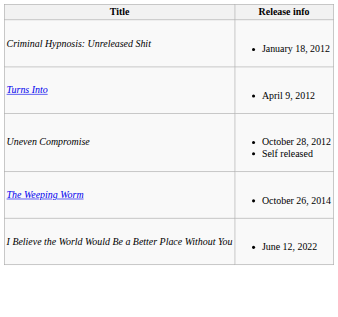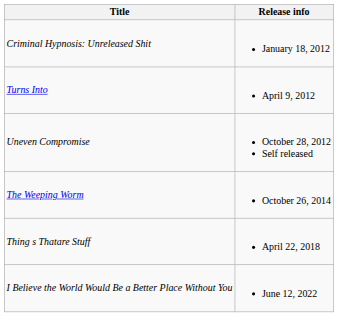+ row: (48, 241)
